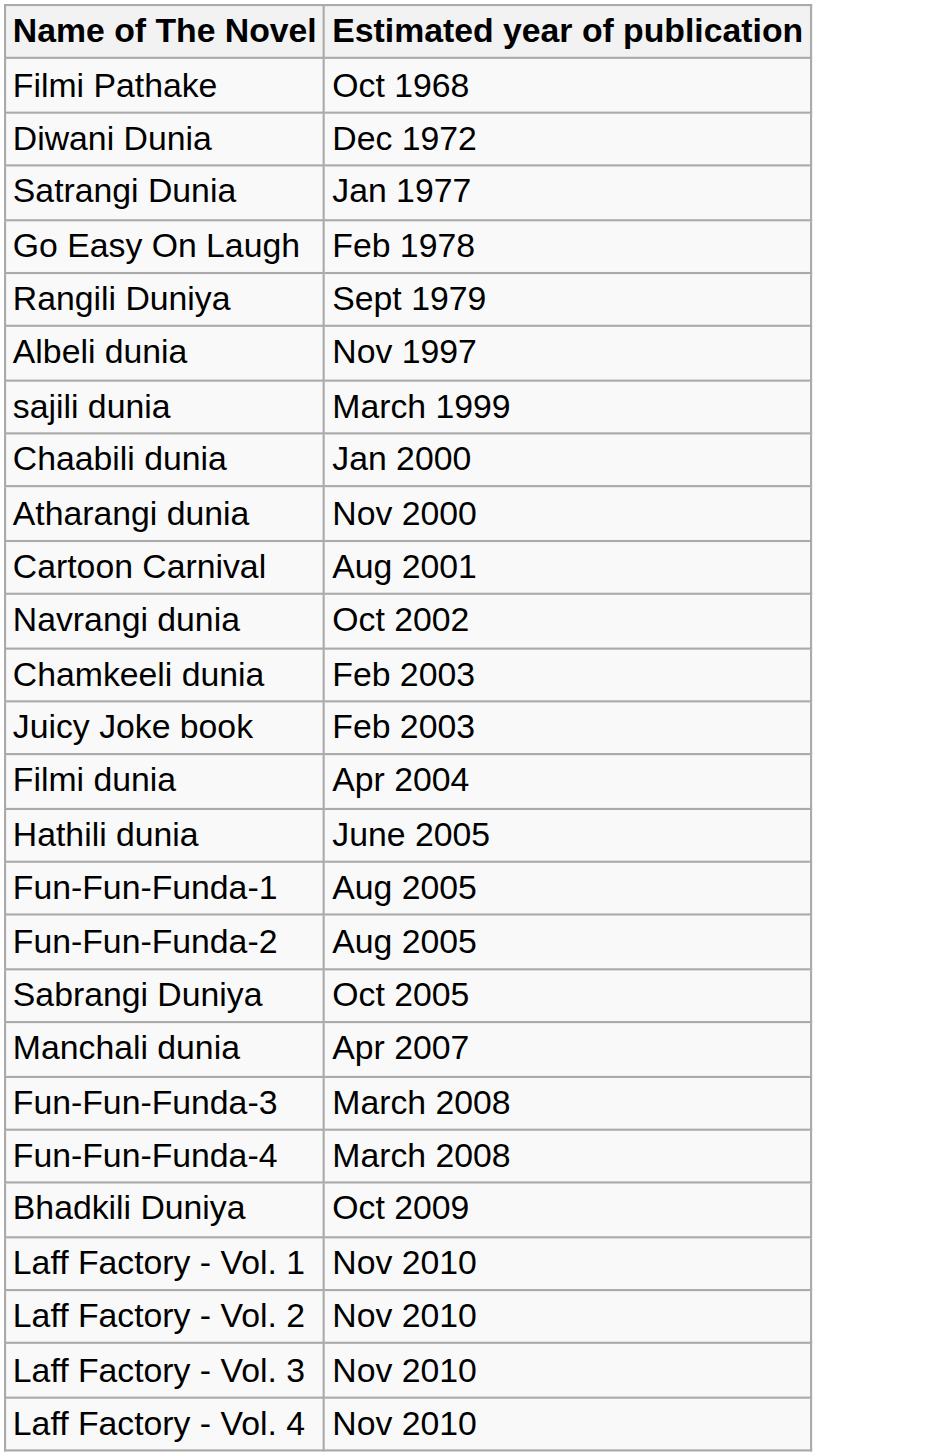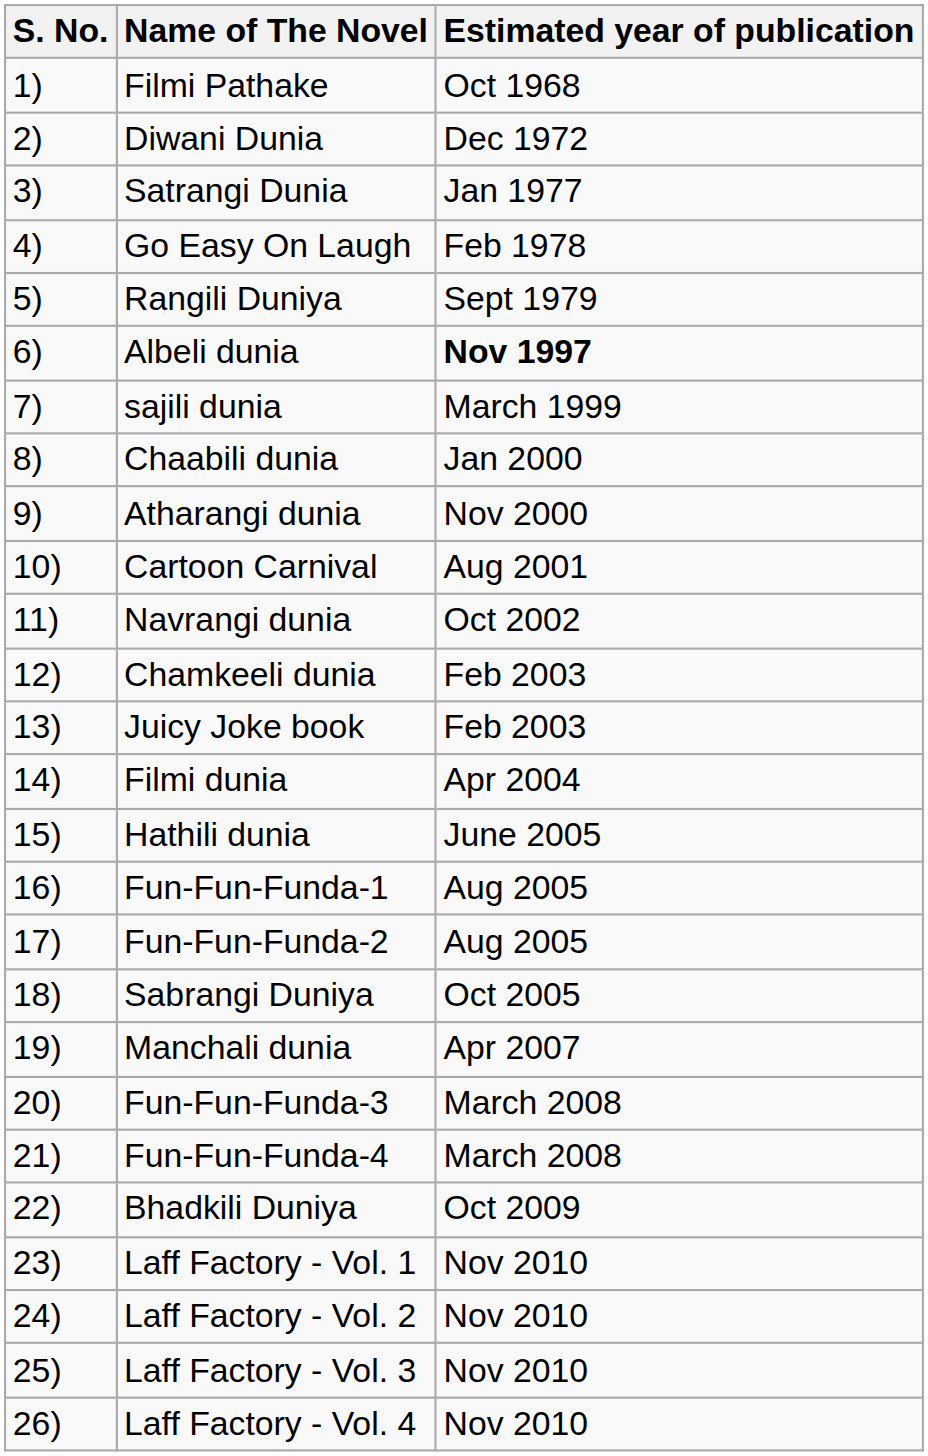+ column: (61, 31)
(405, 352) normal -> (518, 352) bold
